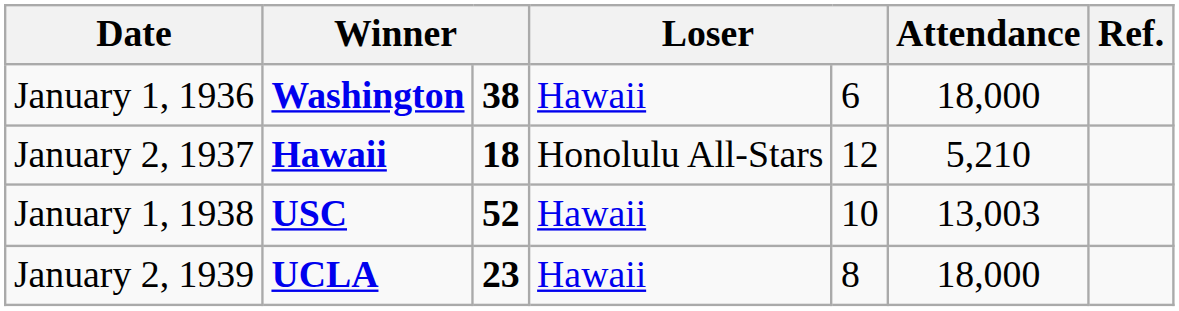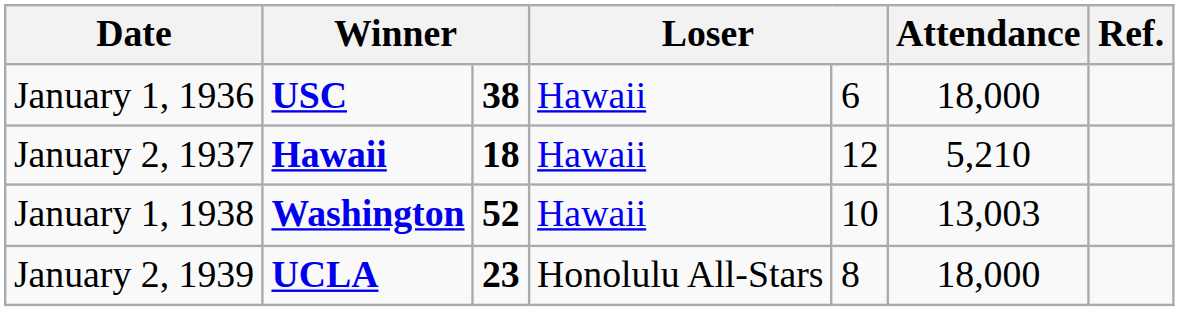(368, 94) Washington -> (309, 94) USC
(680, 154) Honolulu All-Stars -> (592, 154) Hawaii
(309, 214) USC -> (368, 214) Washington
(592, 273) Hawaii -> (680, 273) Honolulu All-Stars
